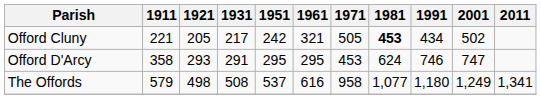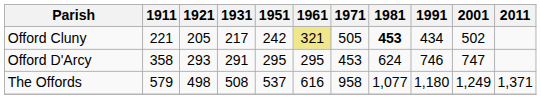(312, 37) no background -> (312, 37) khaki background
(515, 82) 1,341 -> (515, 82) 1,371
